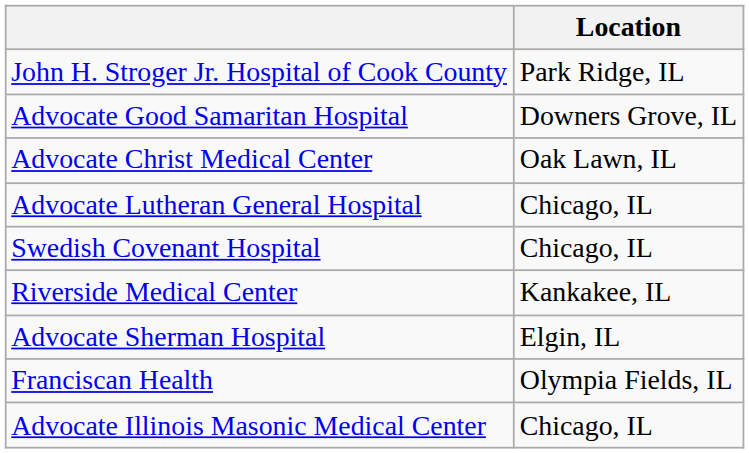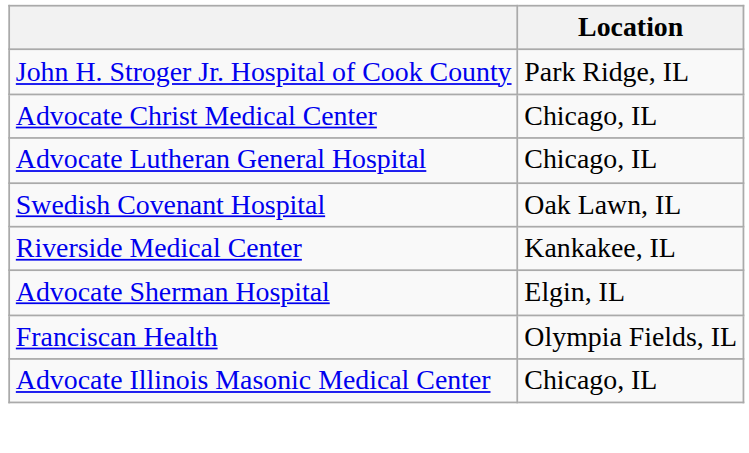- row: (210, 115)
(598, 159) Oak Lawn, IL -> (591, 115) Chicago, IL
(586, 248) Chicago, IL -> (603, 204) Oak Lawn, IL
